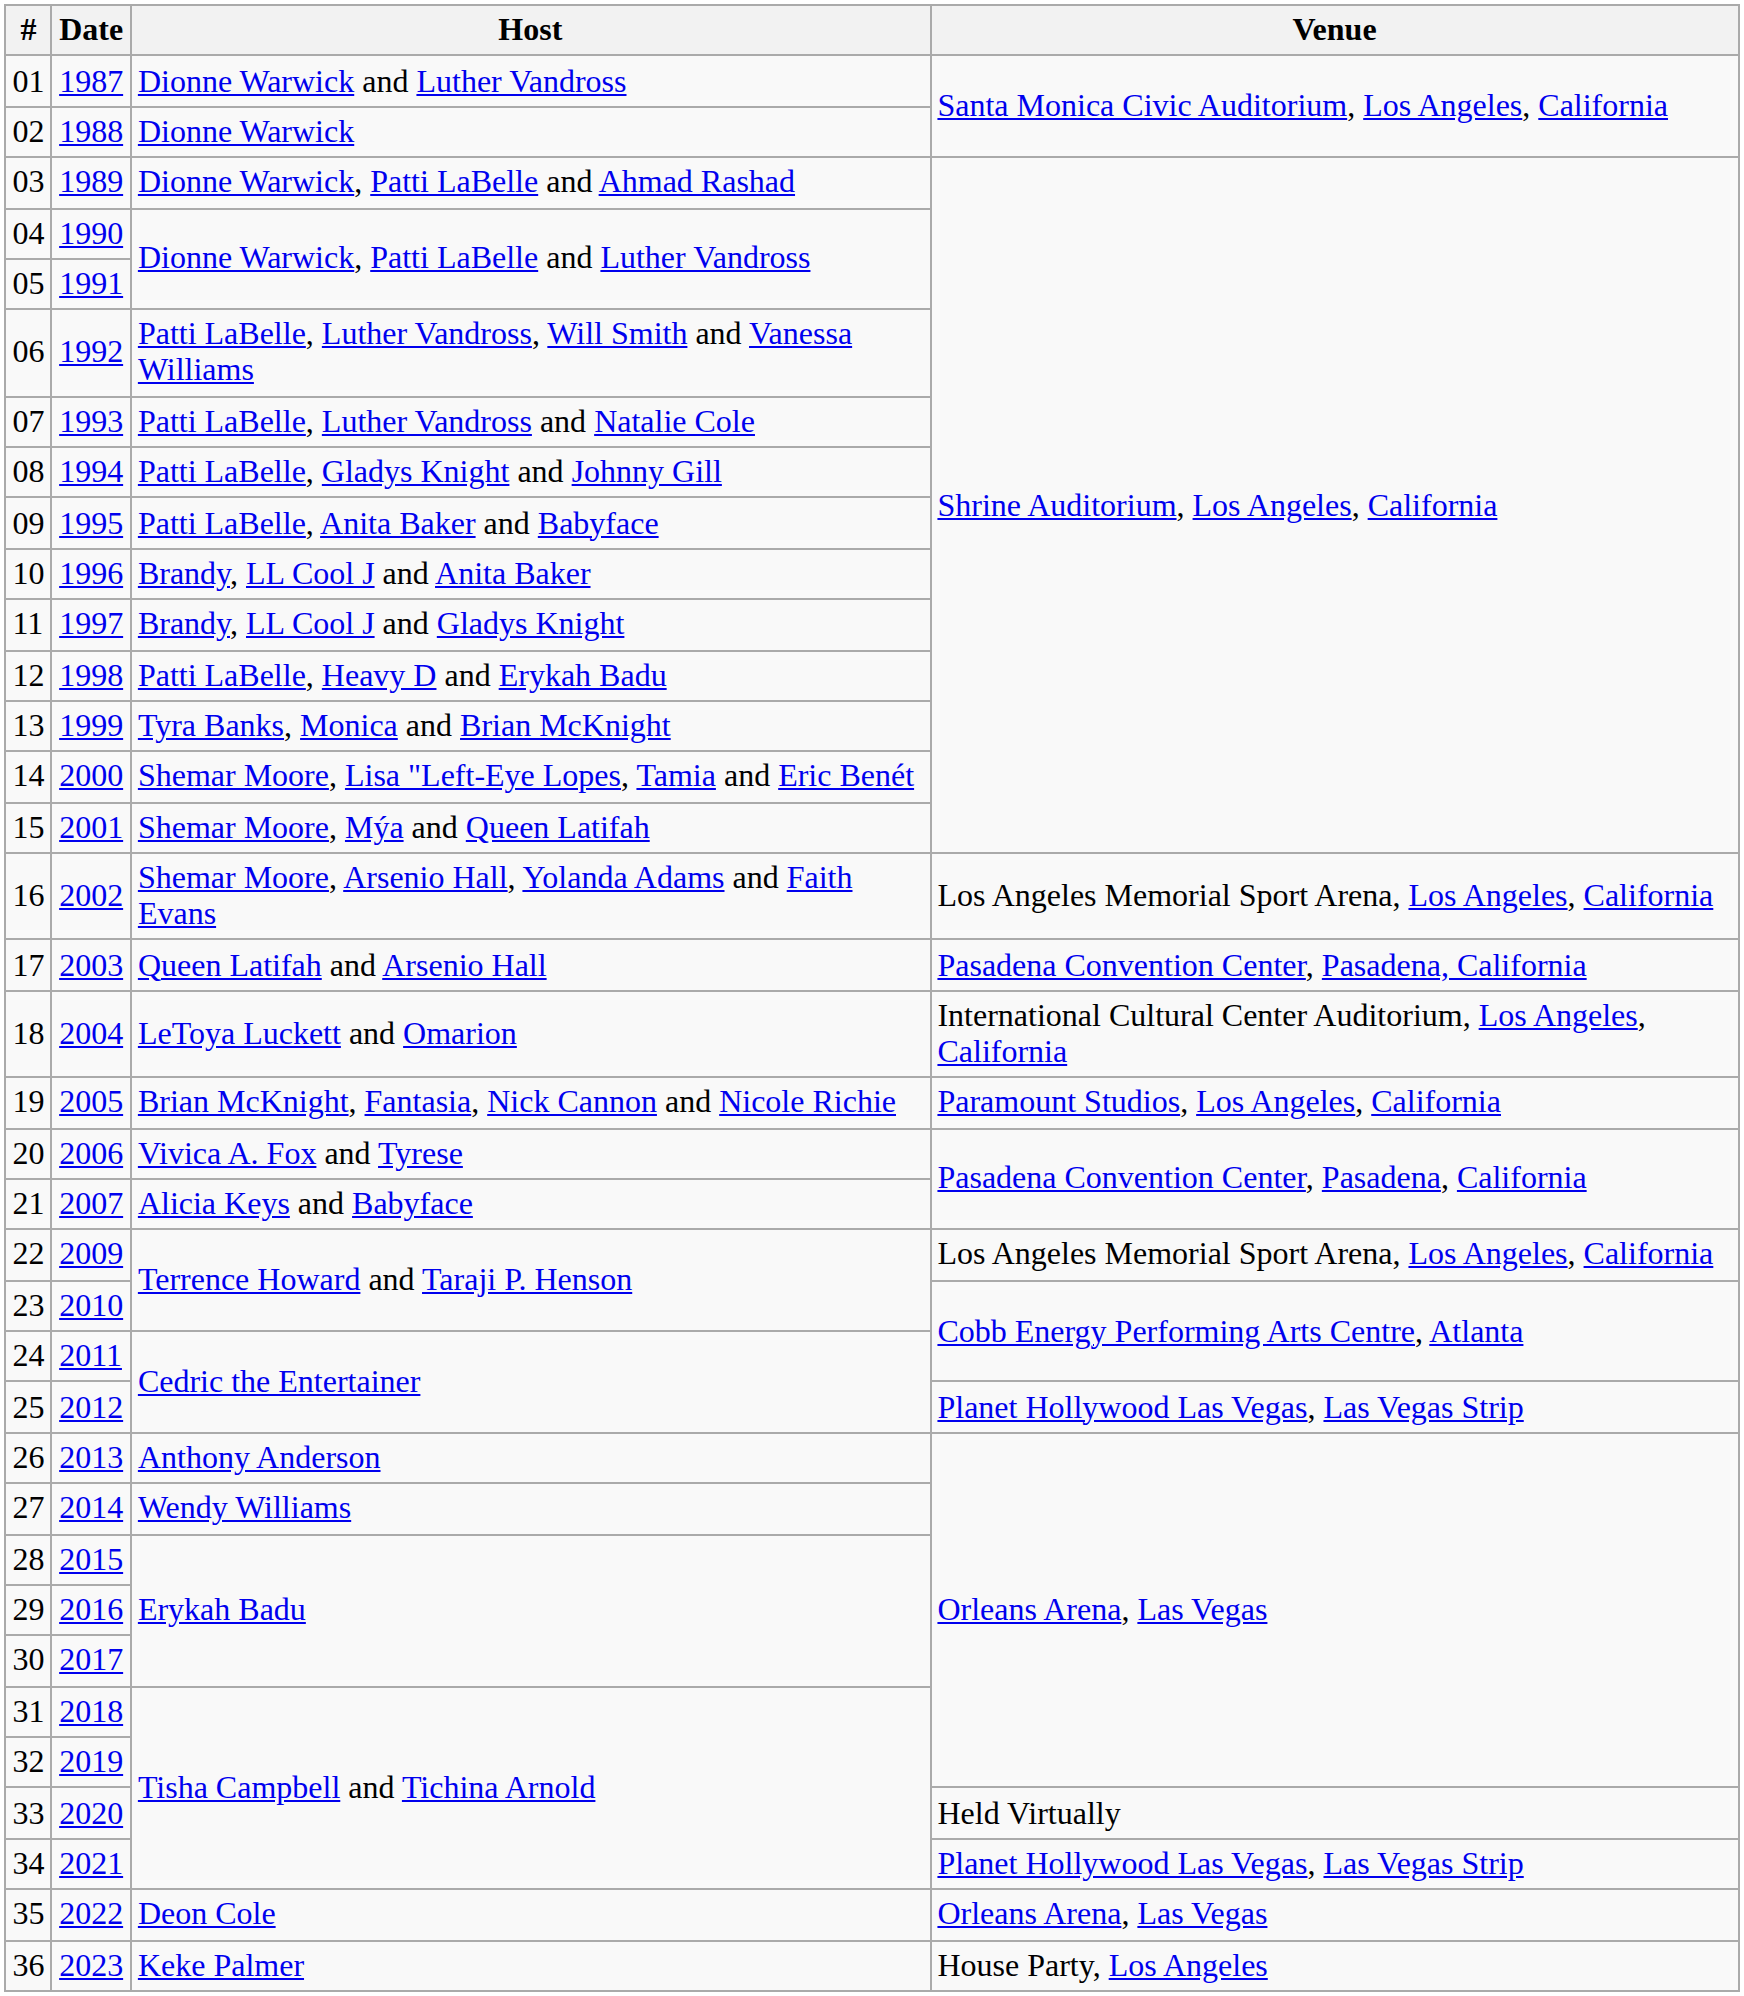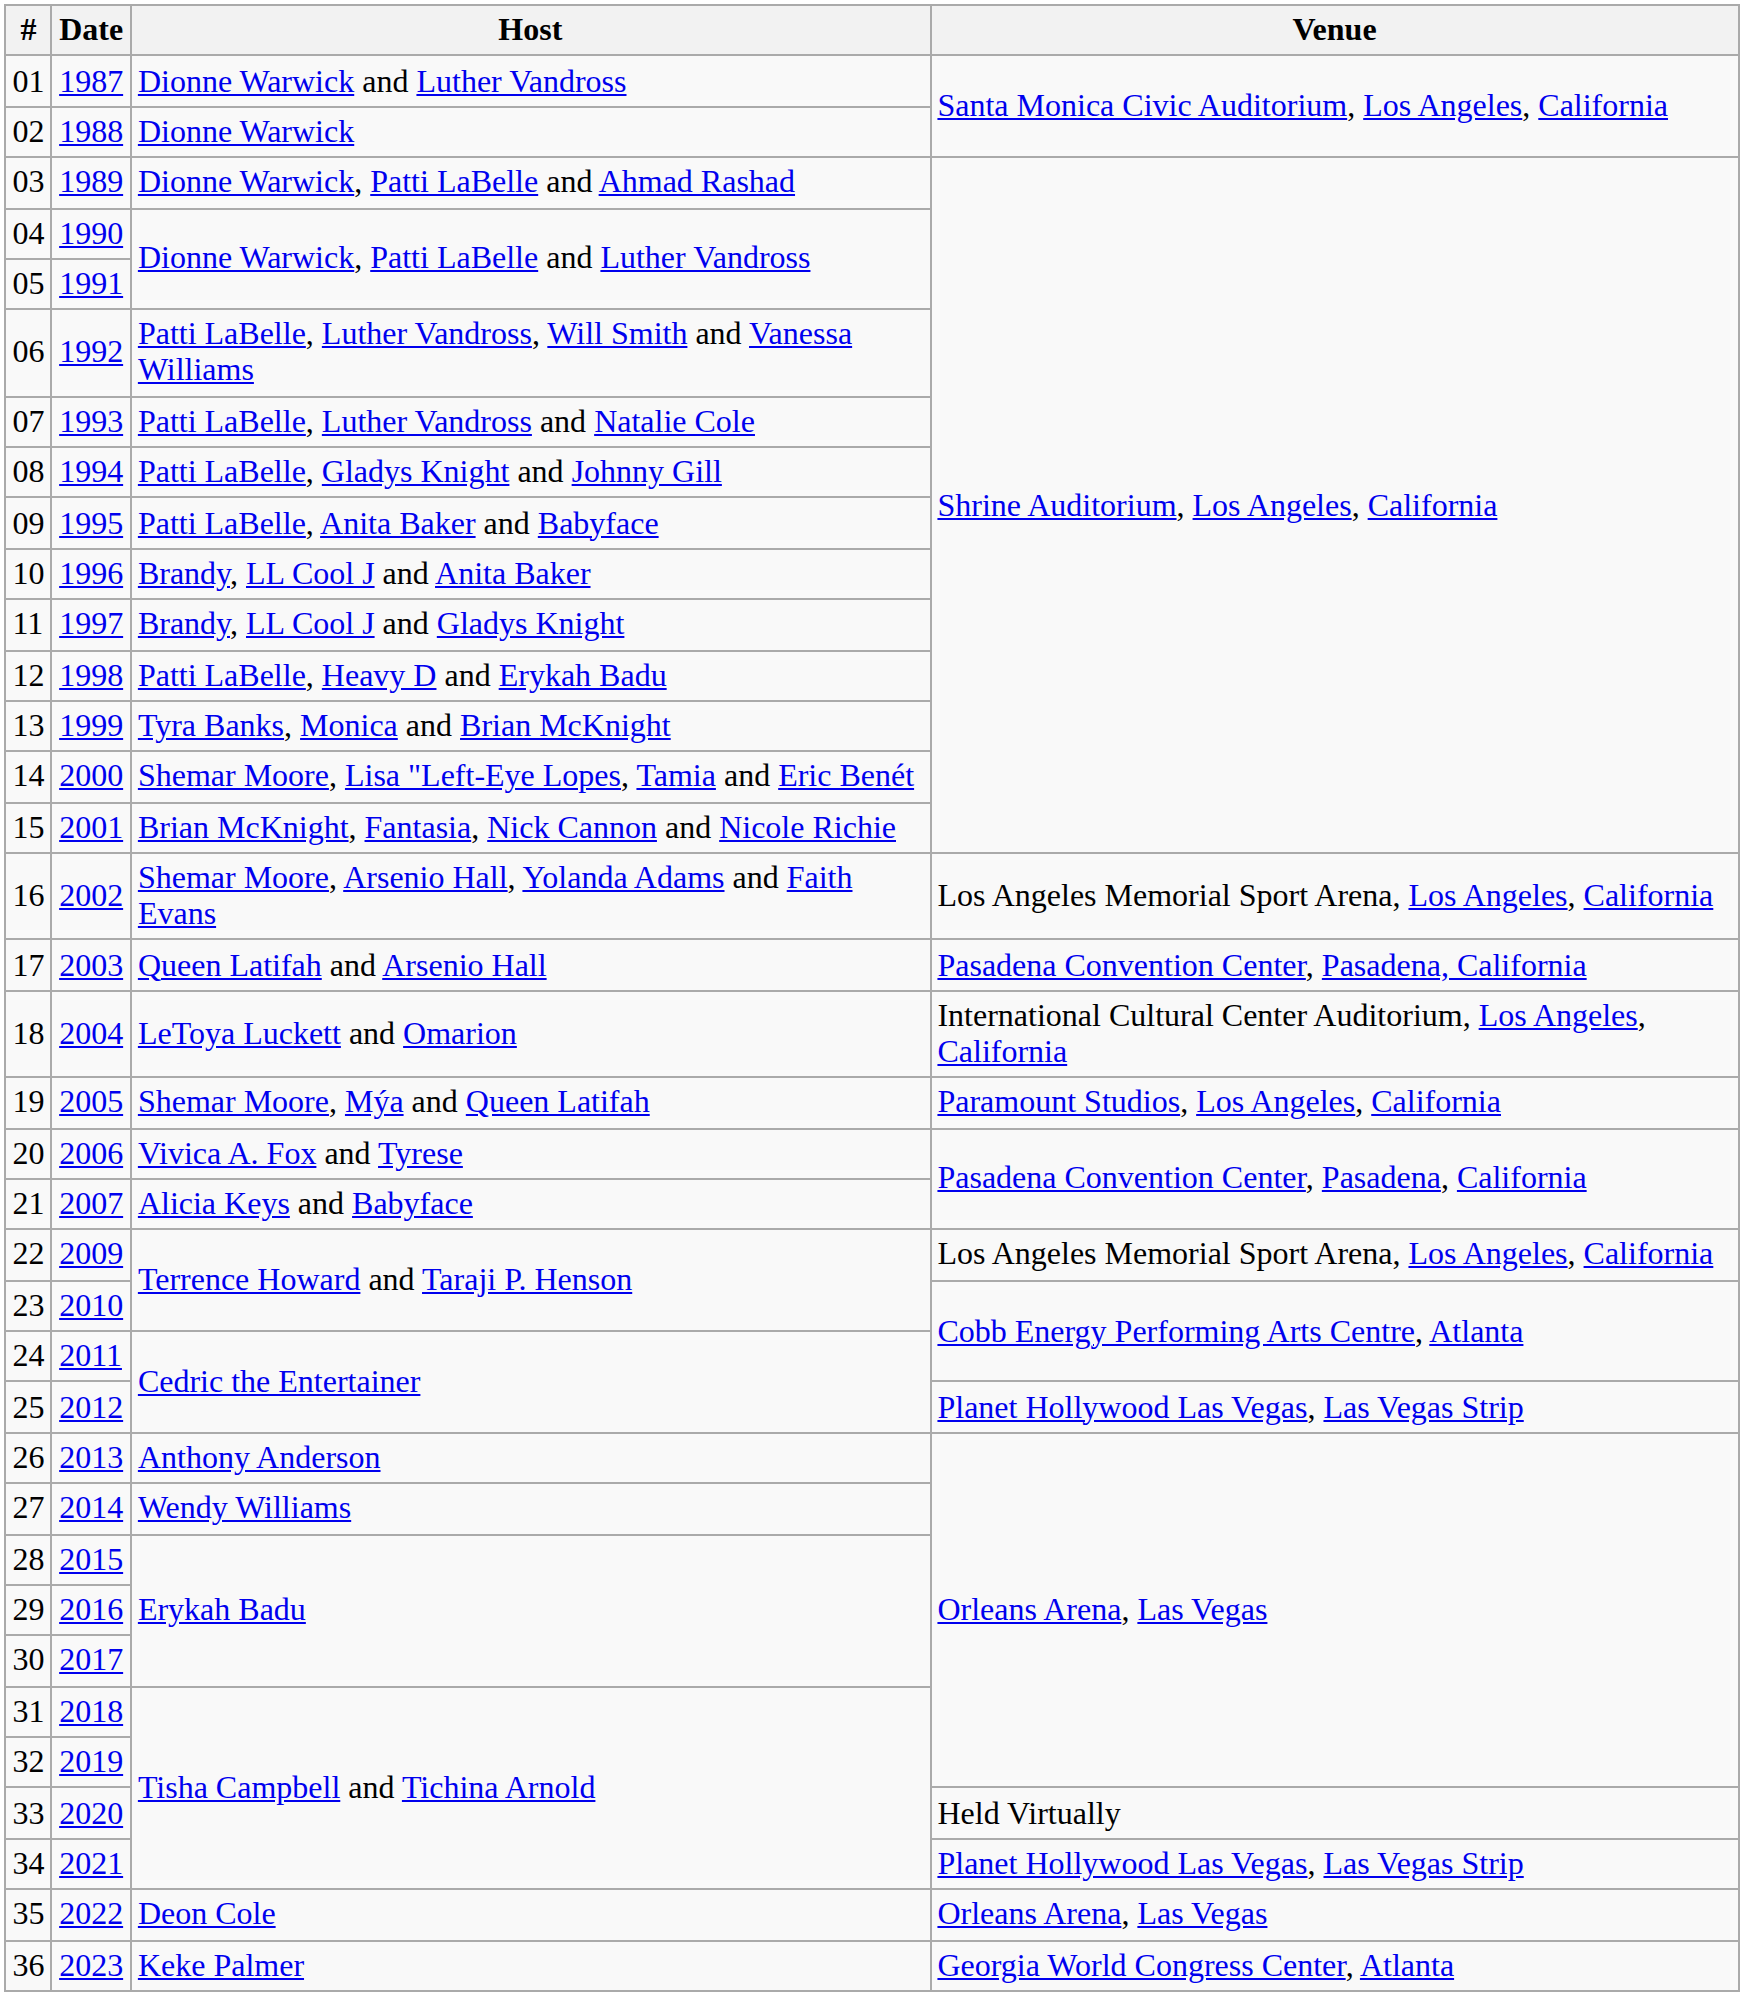(394, 827) Shemar Moore, Mýa and Queen Latifah -> (517, 827) Brian McKnight, Fantasia, Nick Cannon and Nicole Richie
(517, 1102) Brian McKnight, Fantasia, Nick Cannon and Nicole Richie -> (394, 1102) Shemar Moore, Mýa and Queen Latifah
(1103, 1964) House Party, Los Angeles -> (1196, 1964) Georgia World Congress Center, Atlanta
